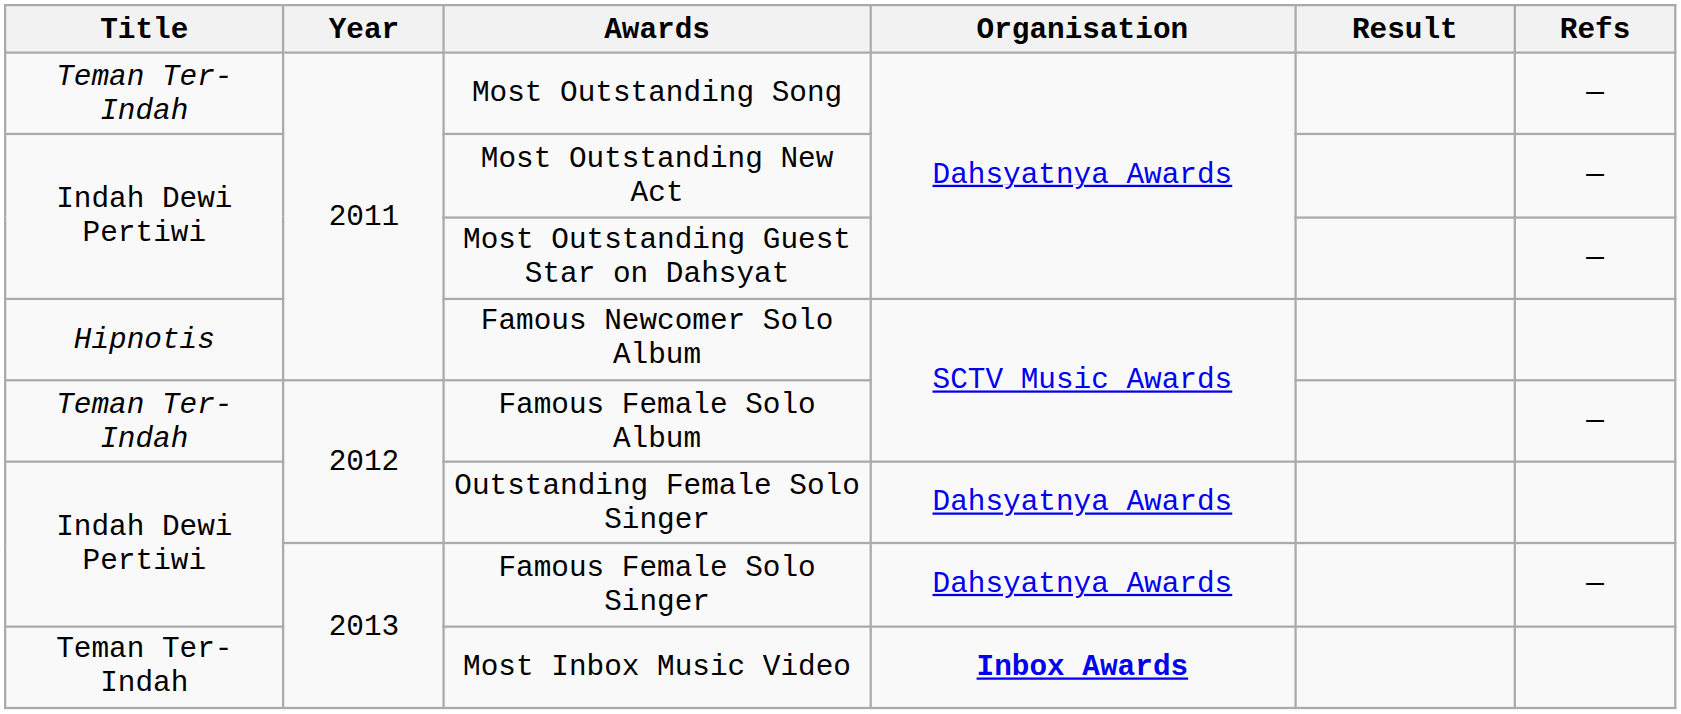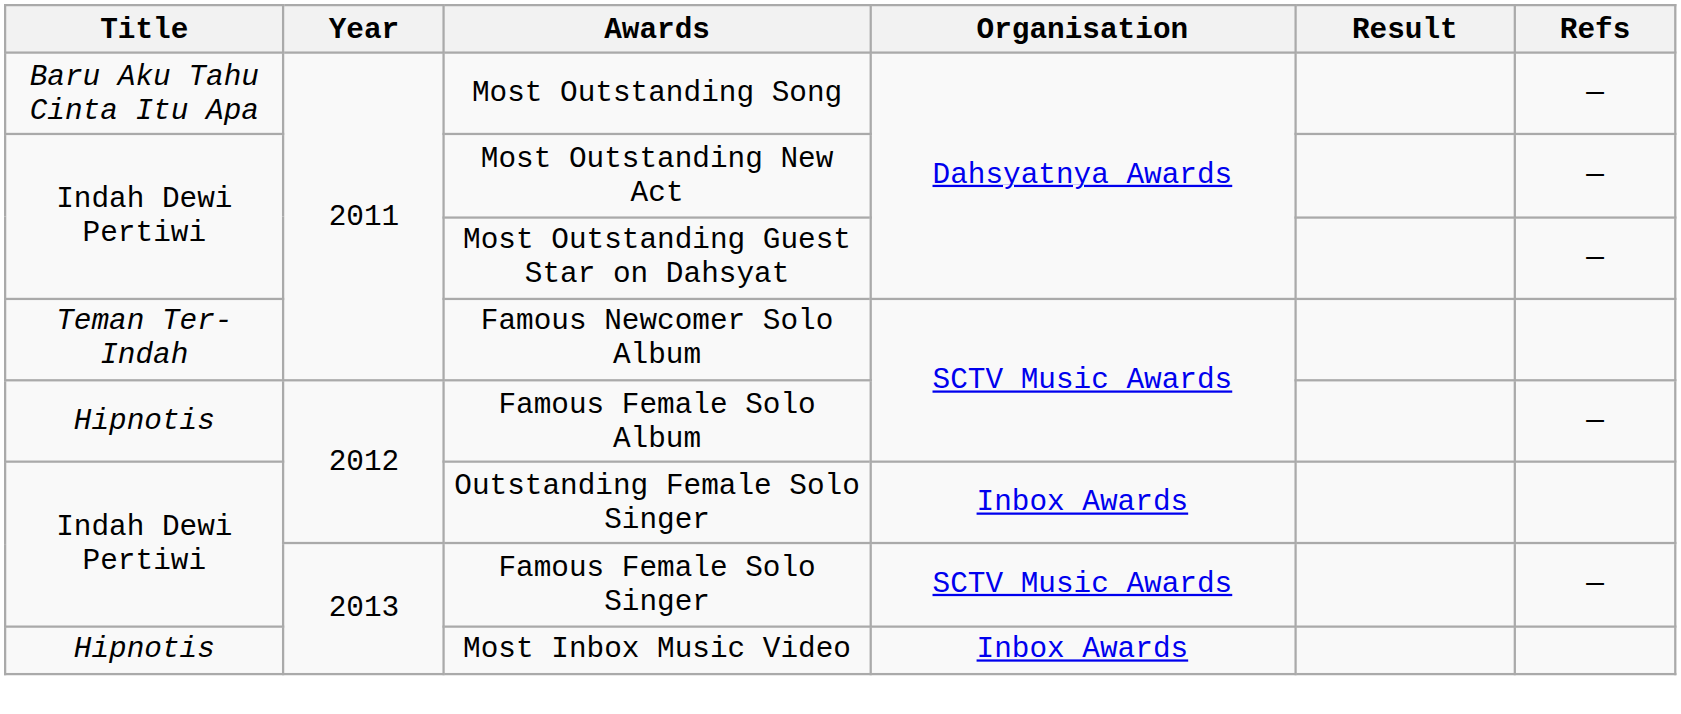(144, 94) Teman Ter-Indah -> (144, 94) Baru Aku Tahu Cinta Itu Apa
(144, 339) Hipnotis -> (144, 339) Teman Ter-Indah
(144, 421) Teman Ter-Indah -> (144, 421) Hipnotis
(1082, 503) Dahsyatnya Awards -> (1082, 503) Inbox Awards
(1082, 585) Dahsyatnya Awards -> (1082, 585) SCTV Music Awards
(144, 666) Teman Ter-Indah -> (144, 649) Hipnotis
(1082, 666) bold -> (1082, 649) normal
